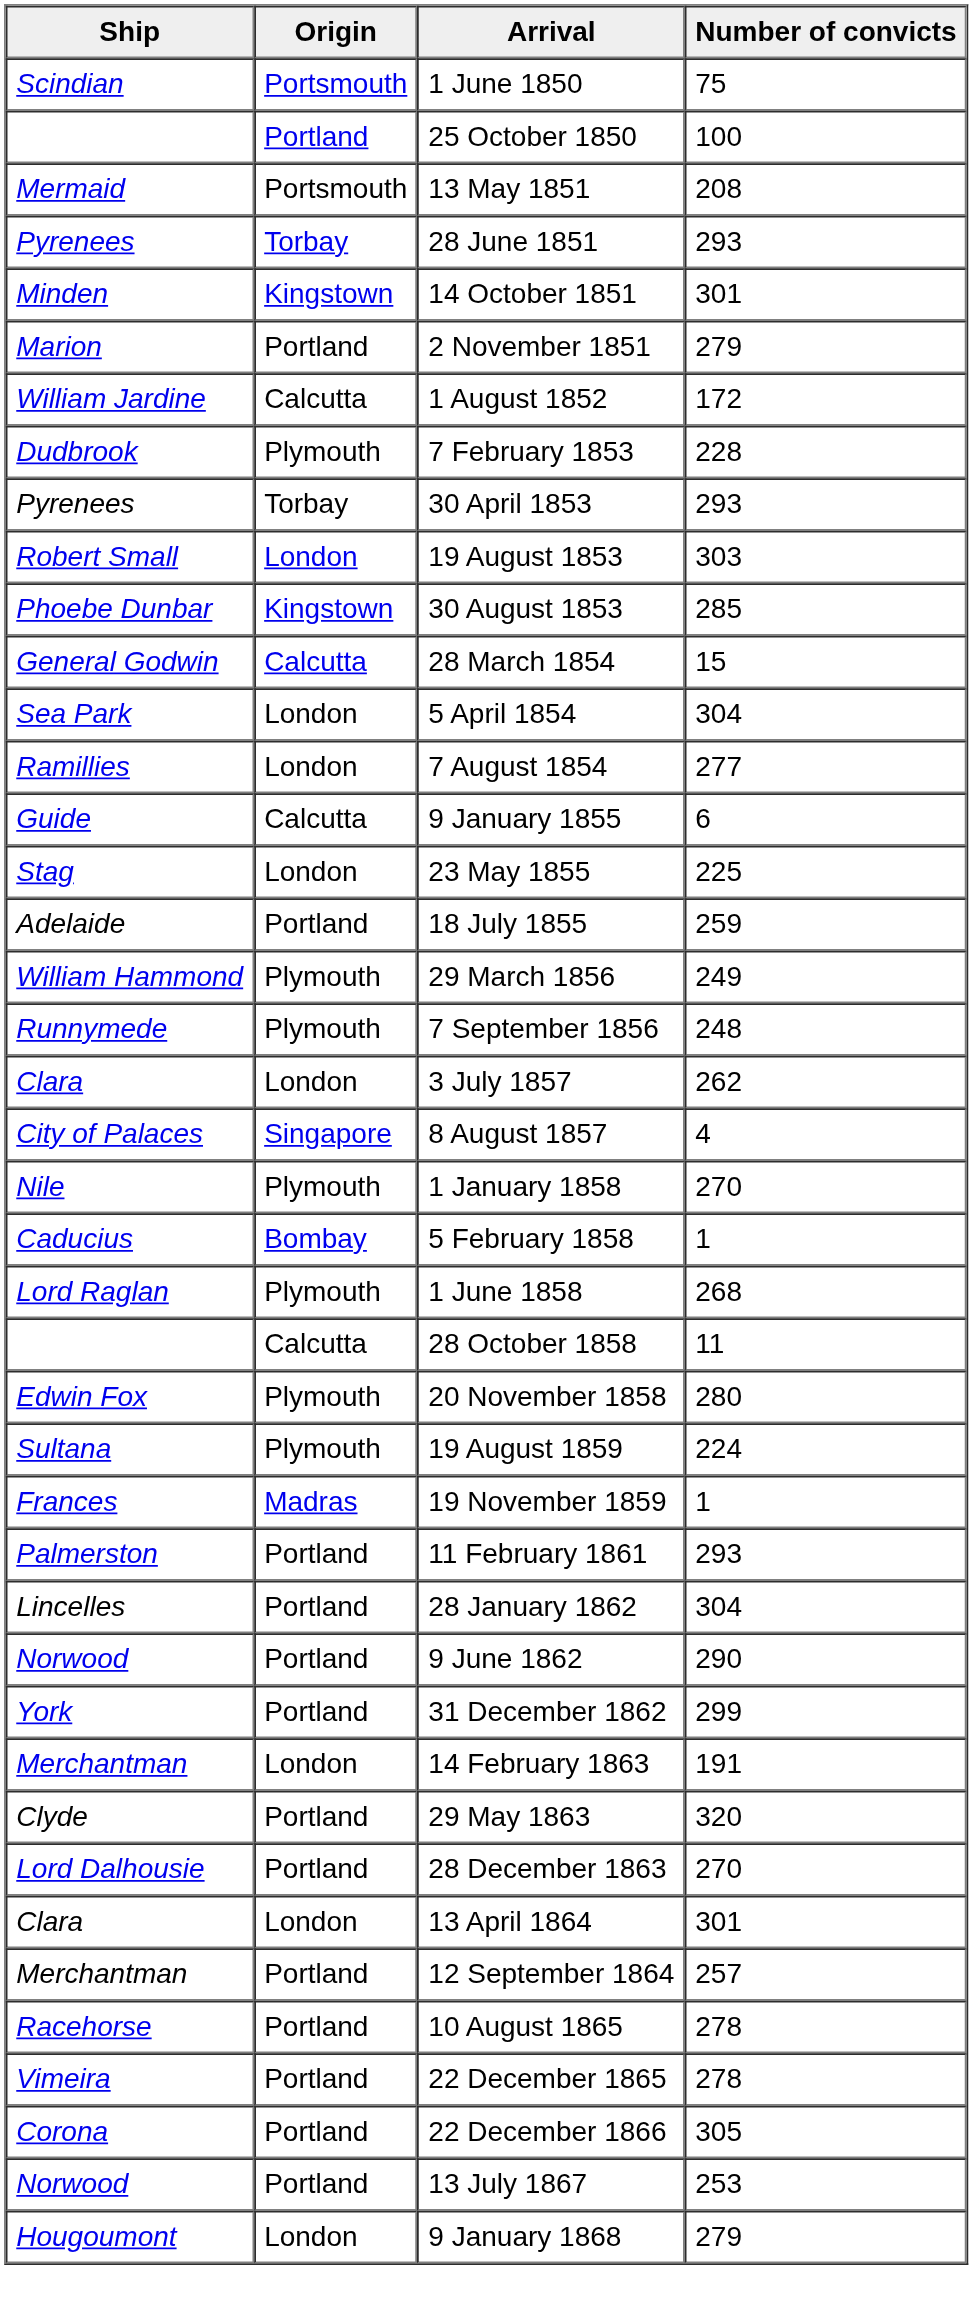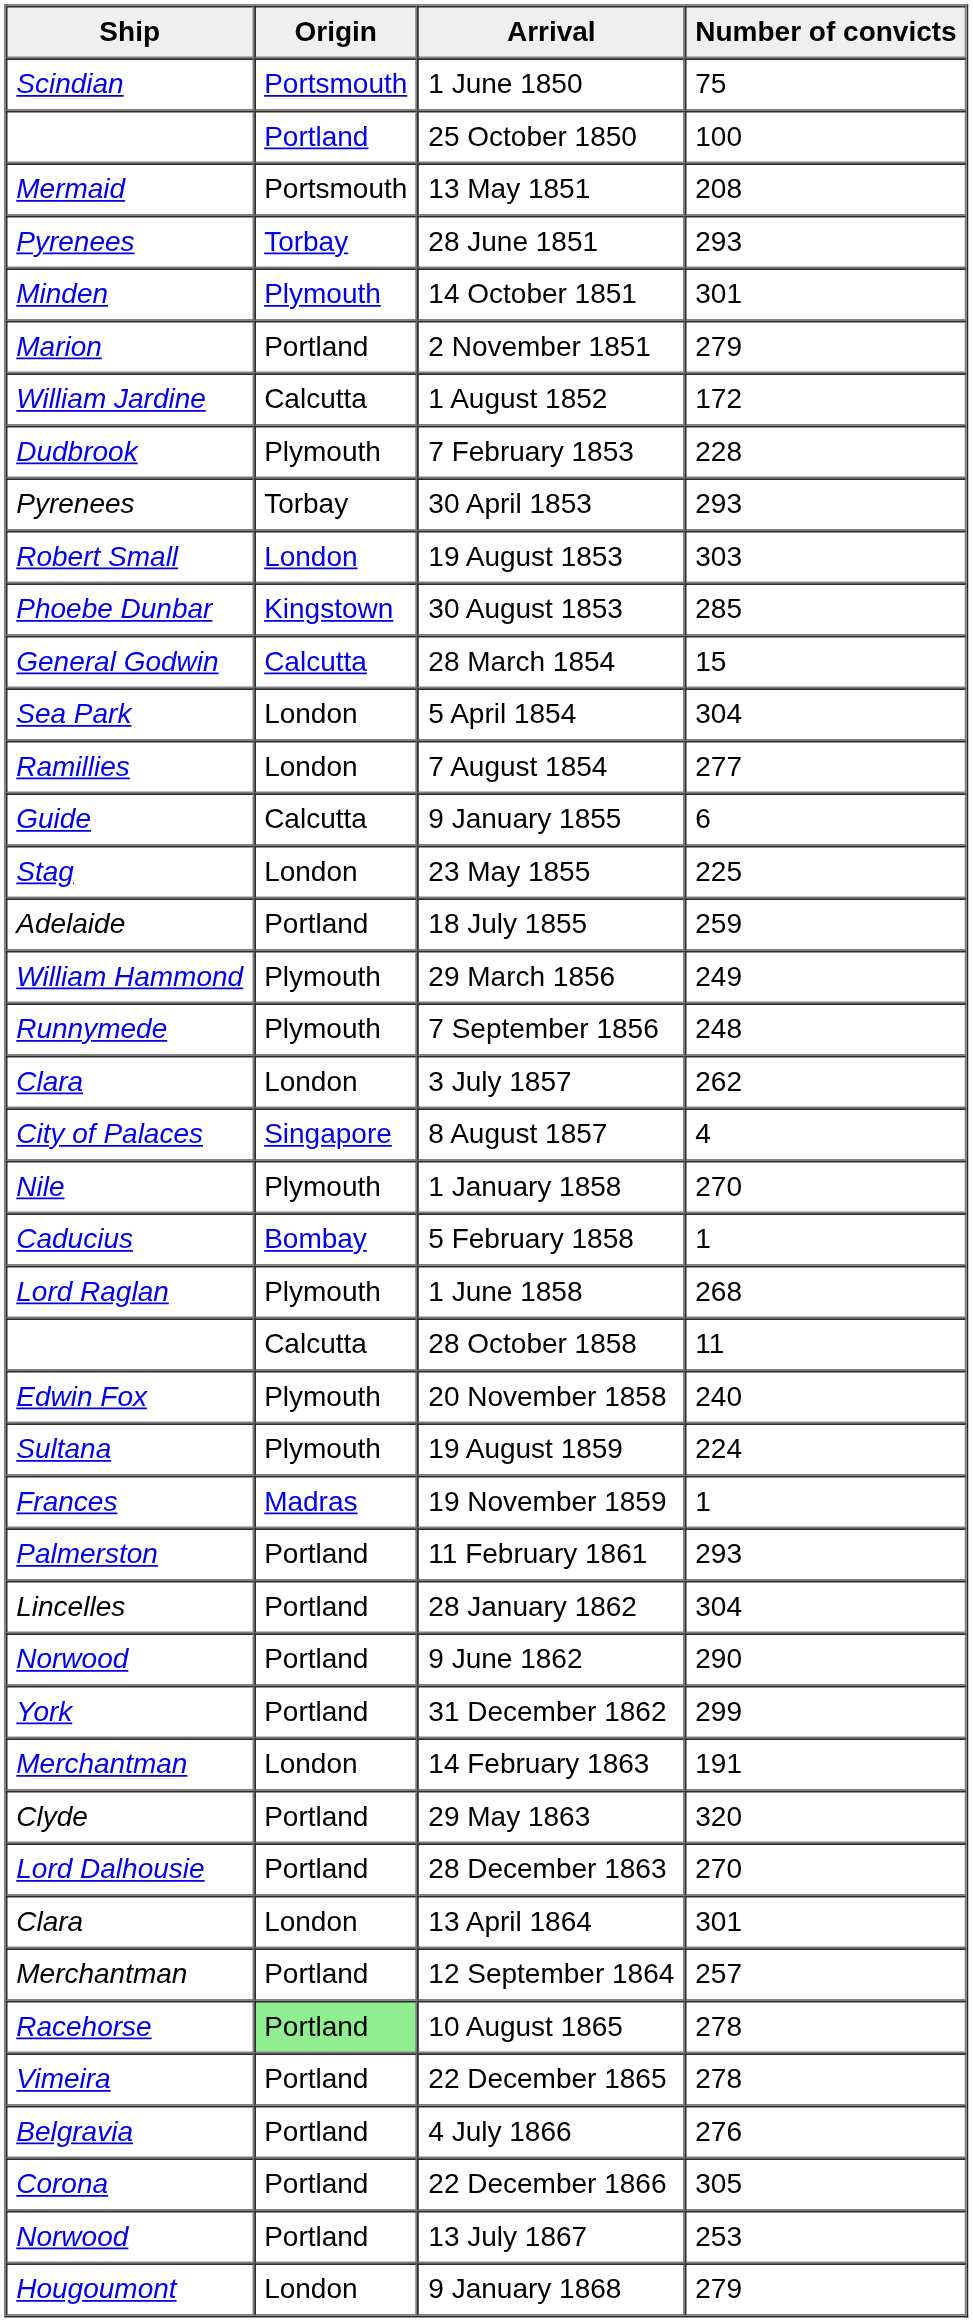(329, 294) Kingstown -> (323, 294) Plymouth
(719, 1396) 280 -> (719, 1396) 240
(316, 2026) no background -> (316, 2026) lightgreen background
+ row: (500, 2131)
